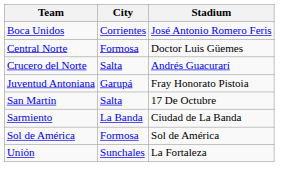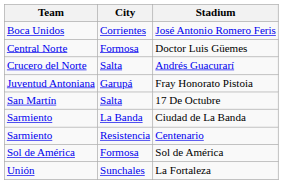+ row: (180, 135)
